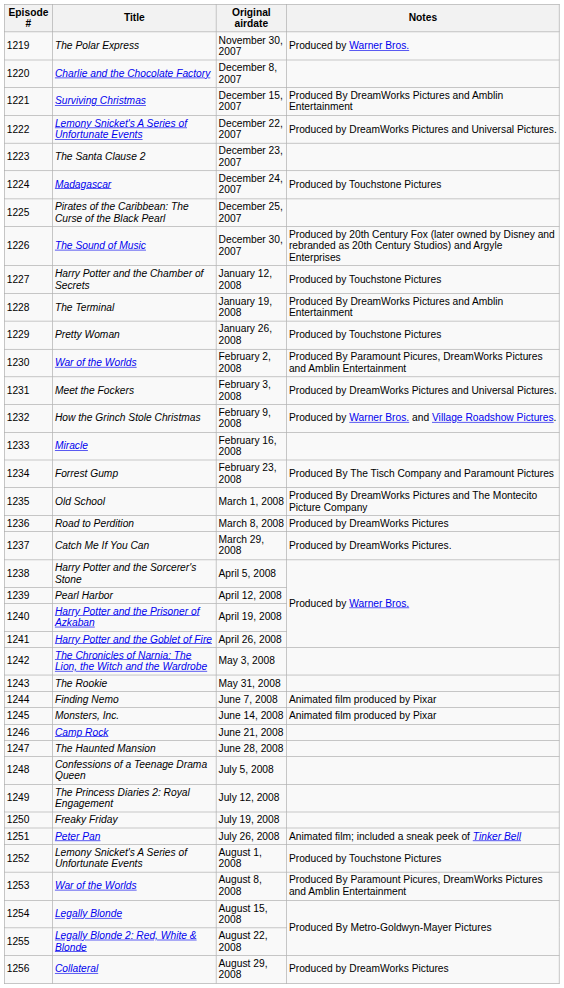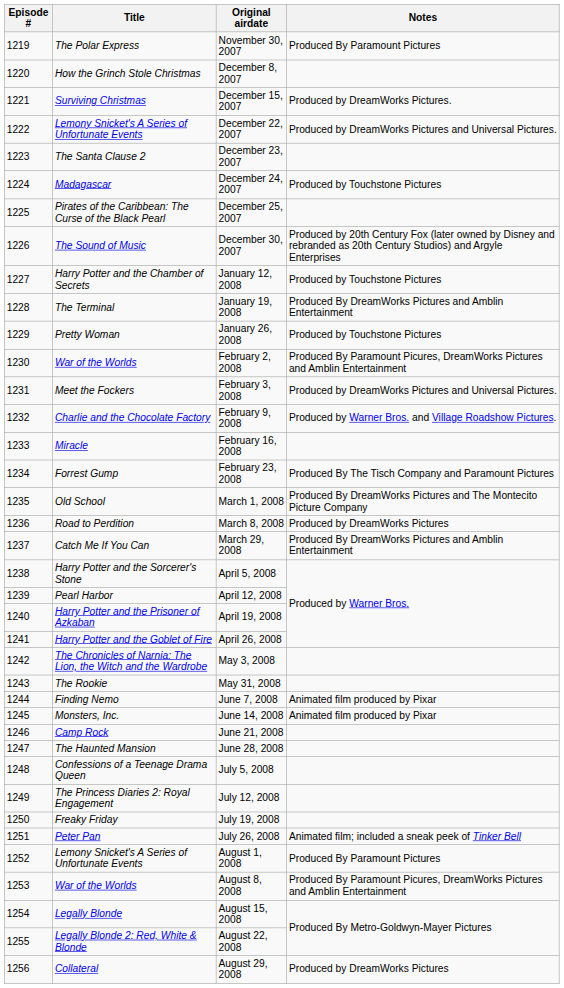(349, 46) Produced by Warner Bros. -> (365, 46) Produced By Paramount Pictures
(133, 73) Charlie and the Chocolate Factory -> (128, 73) How the Grinch Stole Christmas
(396, 101) Produced By DreamWorks Pictures and Amblin Entertainment -> (370, 101) Produced by DreamWorks Pictures.
(128, 418) How the Grinch Stole Christmas -> (133, 418) Charlie and the Chocolate Factory
(370, 545) Produced by DreamWorks Pictures. -> (396, 545) Produced By DreamWorks Pictures and Amblin Entertainment
(365, 858) Produced by Touchstone Pictures -> (365, 858) Produced By Paramount Pictures
